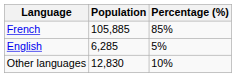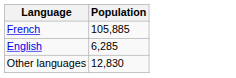- column: (190, 13)
